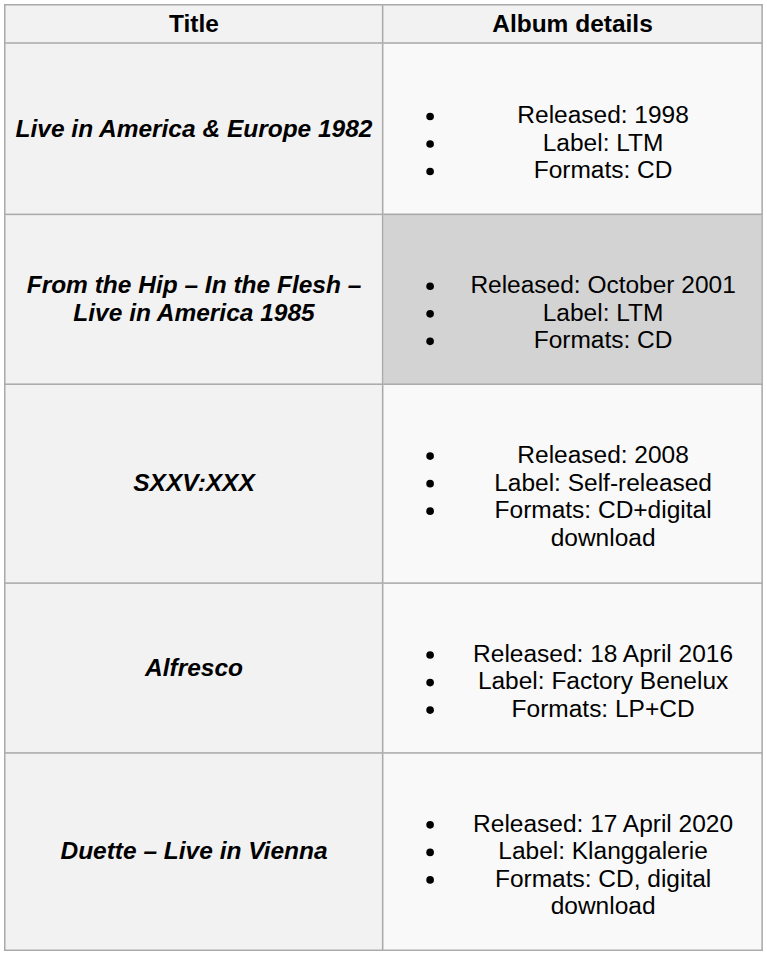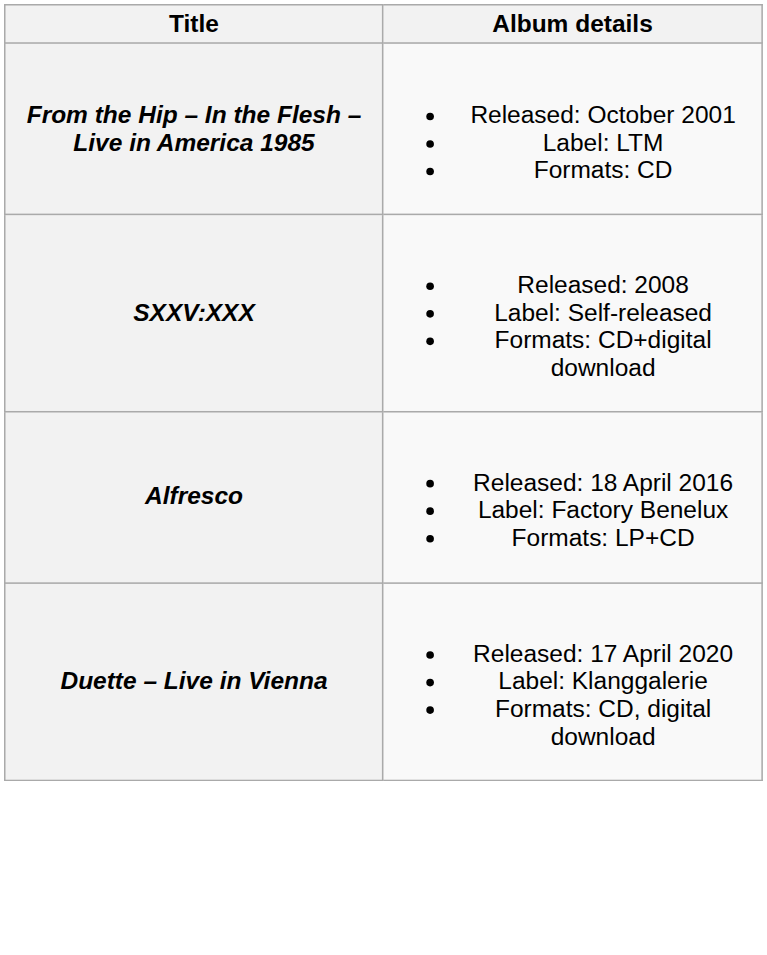- row: (194, 128)
(572, 313) lightgrey background -> (572, 143) no background
